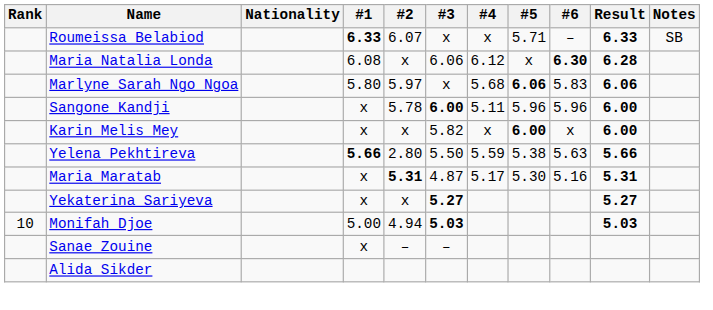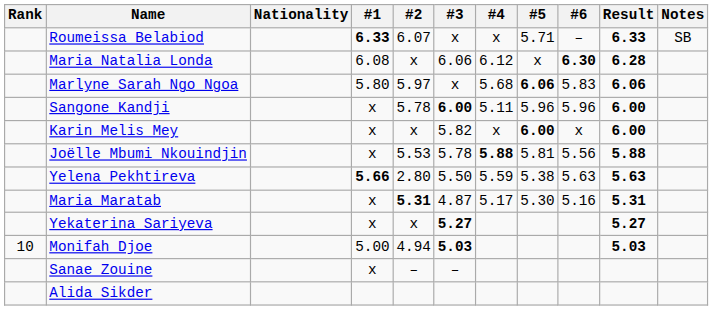+ row: (148, 155)
(620, 155) 5.66 -> (629, 178) 5.63
